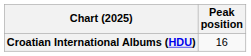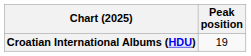(222, 42) 16 -> (222, 42) 19
